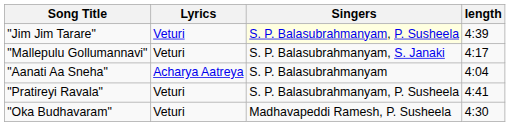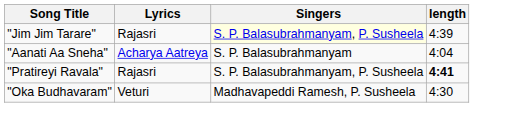(169, 33) Veturi -> (137, 33) Rajasri
- row: (77, 53)
(169, 92) Veturi -> (137, 72) Rajasri
(477, 92) normal -> (441, 72) bold
